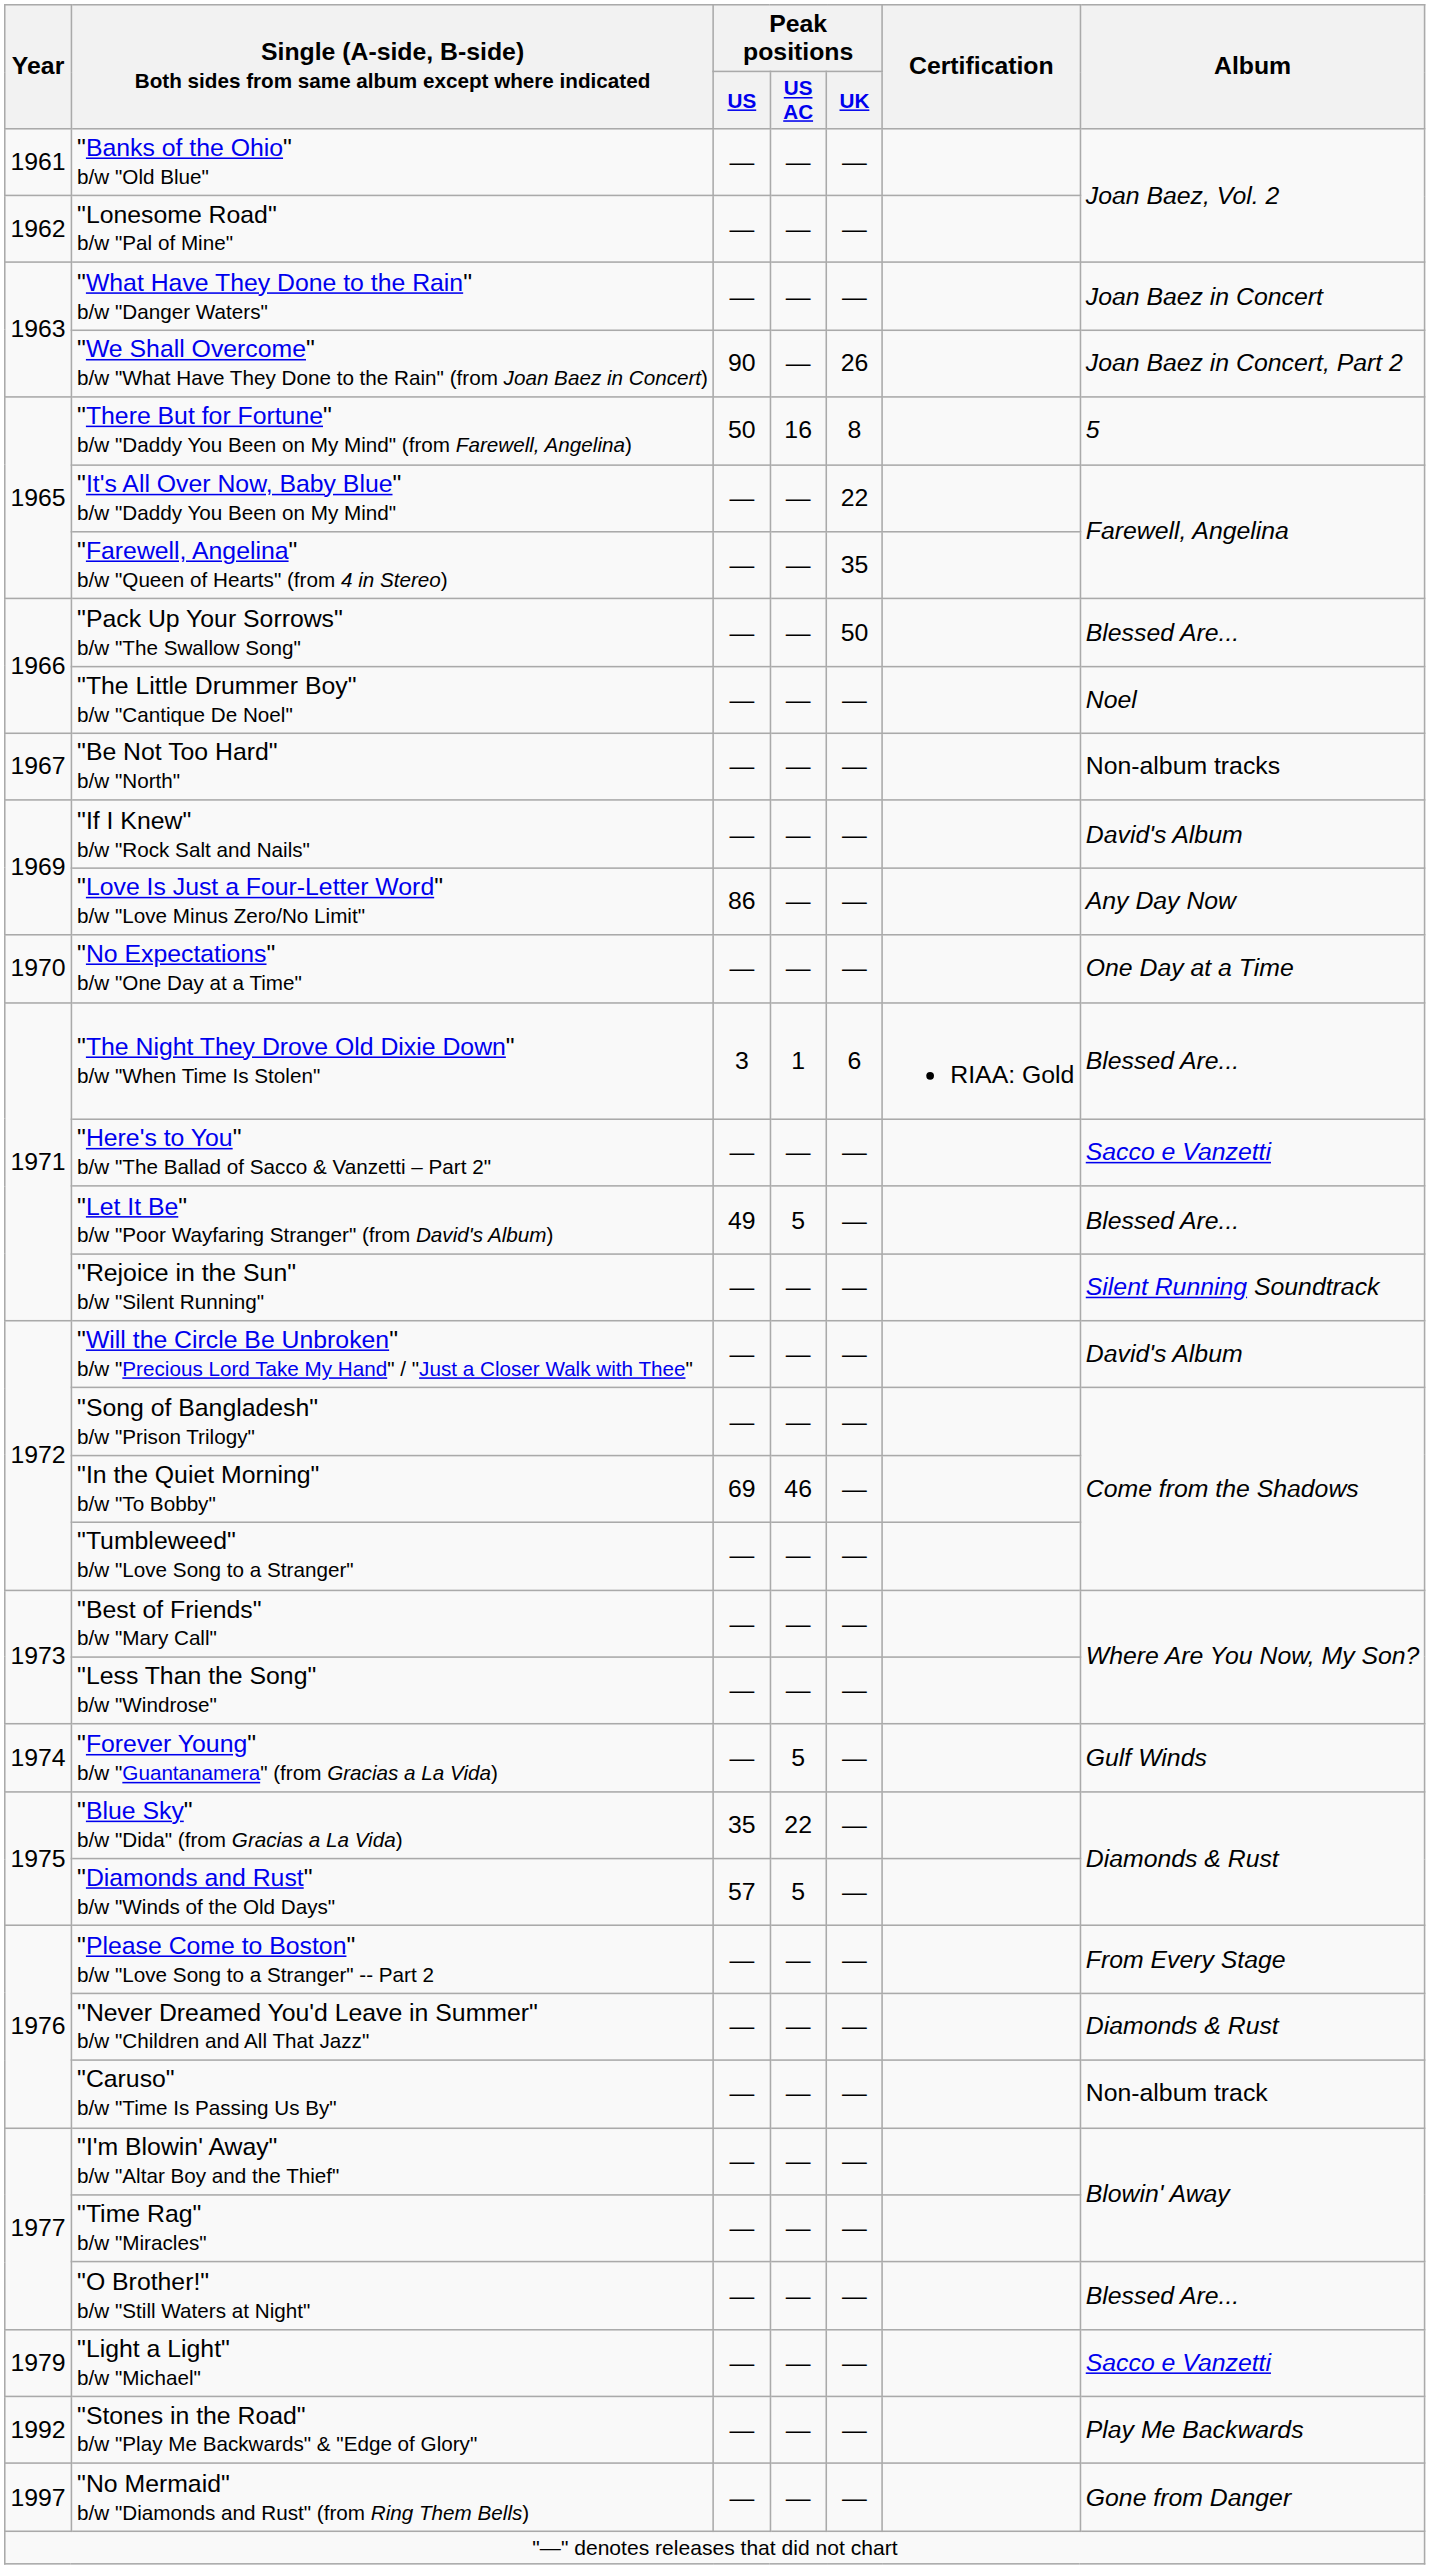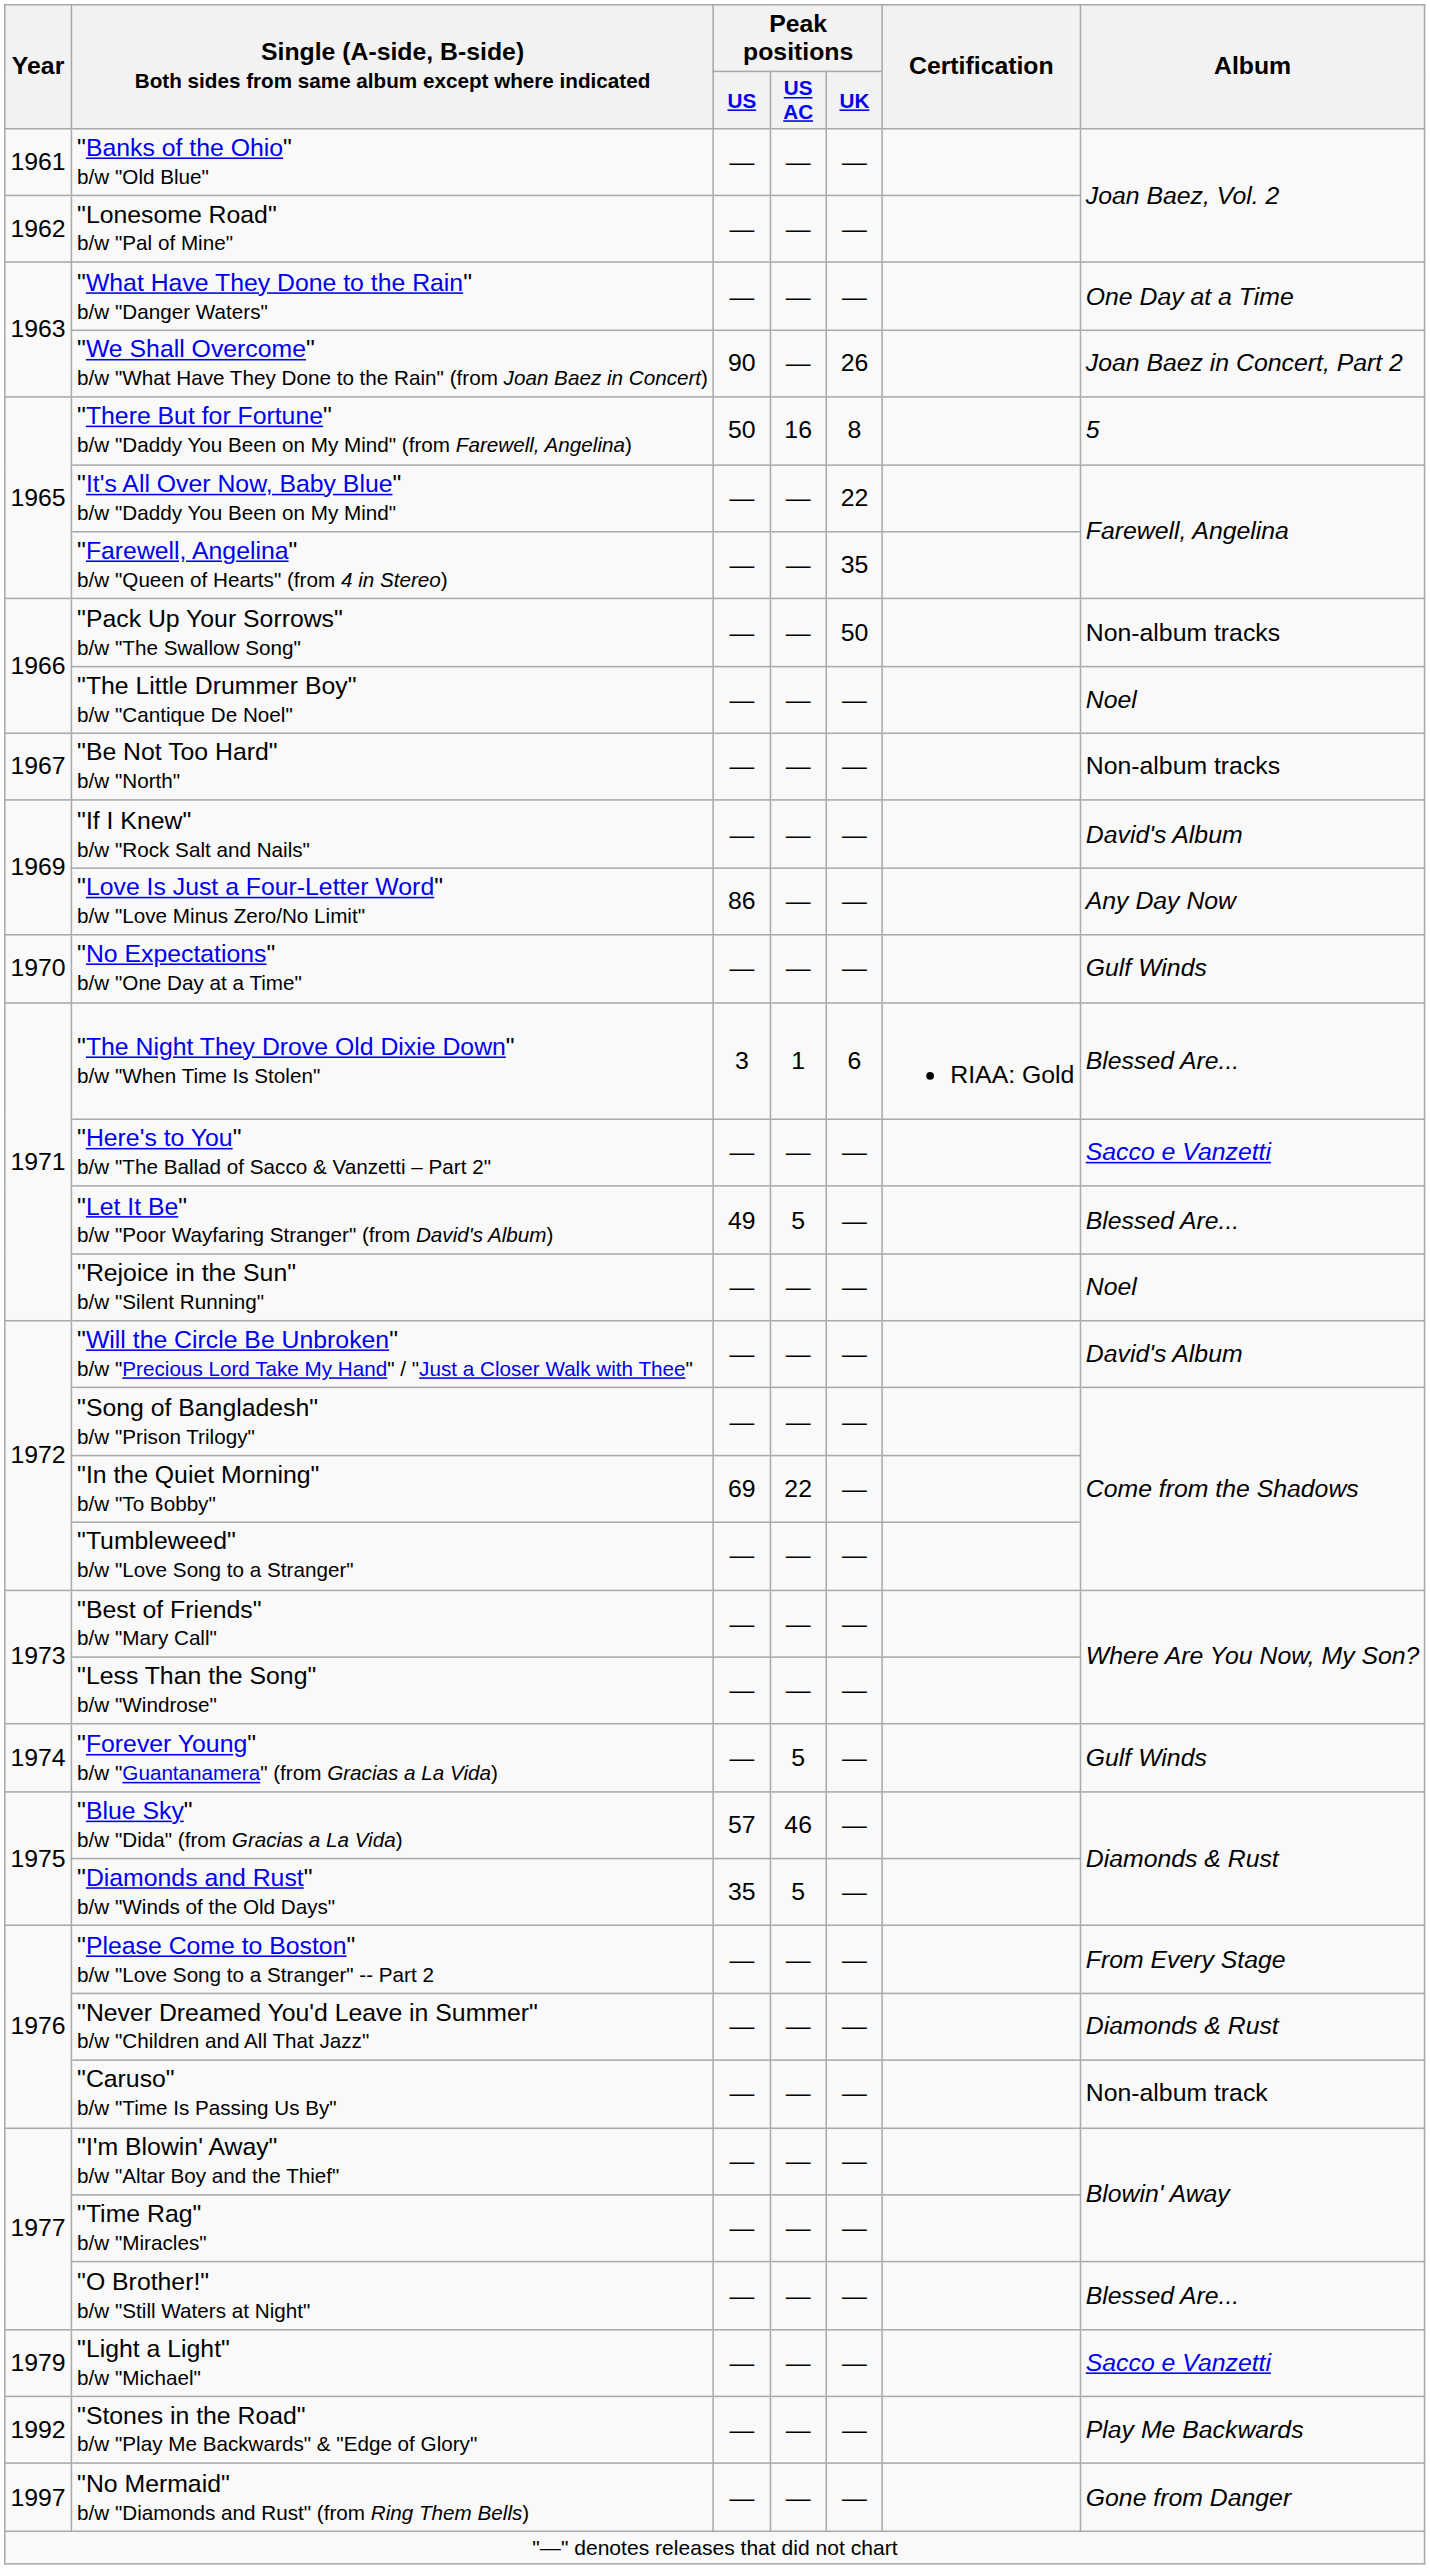(1204, 296) Joan Baez in Concert -> (1190, 296) One Day at a Time
(1163, 632) Blessed Are... -> (1183, 632) Non-album tracks
(1190, 968) One Day at a Time -> (1146, 968) Gulf Winds
(1233, 1286) Silent Running Soundtrack -> (1111, 1286) Noel
(798, 1488) 46 -> (798, 1488) 22
(742, 1824) 35 -> (742, 1824) 57
(798, 1824) 22 -> (798, 1824) 46
(742, 1892) 57 -> (742, 1892) 35
